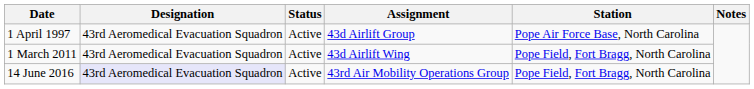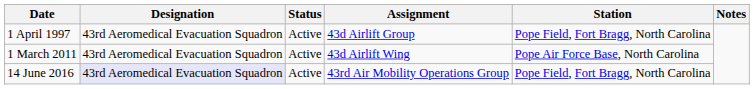(607, 34) Pope Air Force Base, North Carolina -> (613, 34) Pope Field, Fort Bragg, North Carolina
(613, 53) Pope Field, Fort Bragg, North Carolina -> (607, 53) Pope Air Force Base, North Carolina
